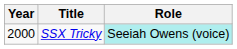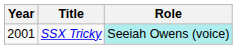(21, 34) 2000 -> (21, 34) 2001
